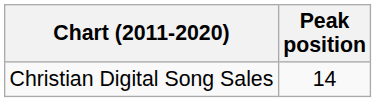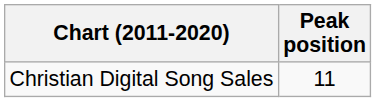(325, 79) 14 -> (325, 79) 11
